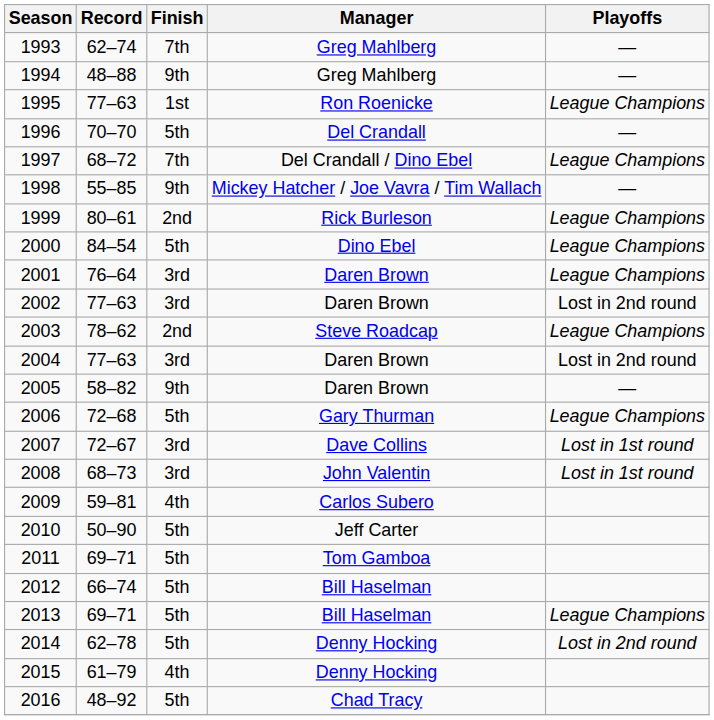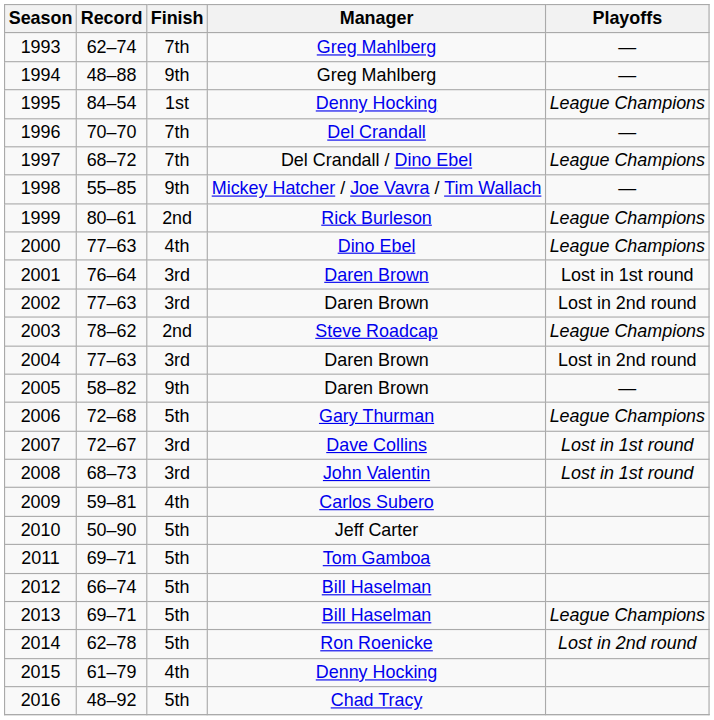(112, 103) 77–63 -> (112, 103) 84–54
(377, 103) Ron Roenicke -> (377, 103) Denny Hocking
(177, 132) 5th -> (177, 132) 7th
(112, 246) 84–54 -> (112, 246) 77–63
(177, 246) 5th -> (177, 246) 4th
(627, 274) League Champions -> (627, 274) Lost in 1st round
(377, 643) Denny Hocking -> (377, 643) Ron Roenicke
